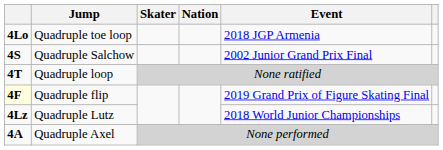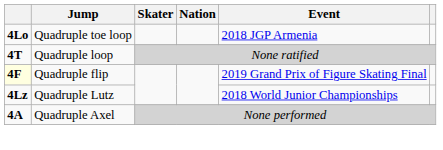- row: (84, 54)
